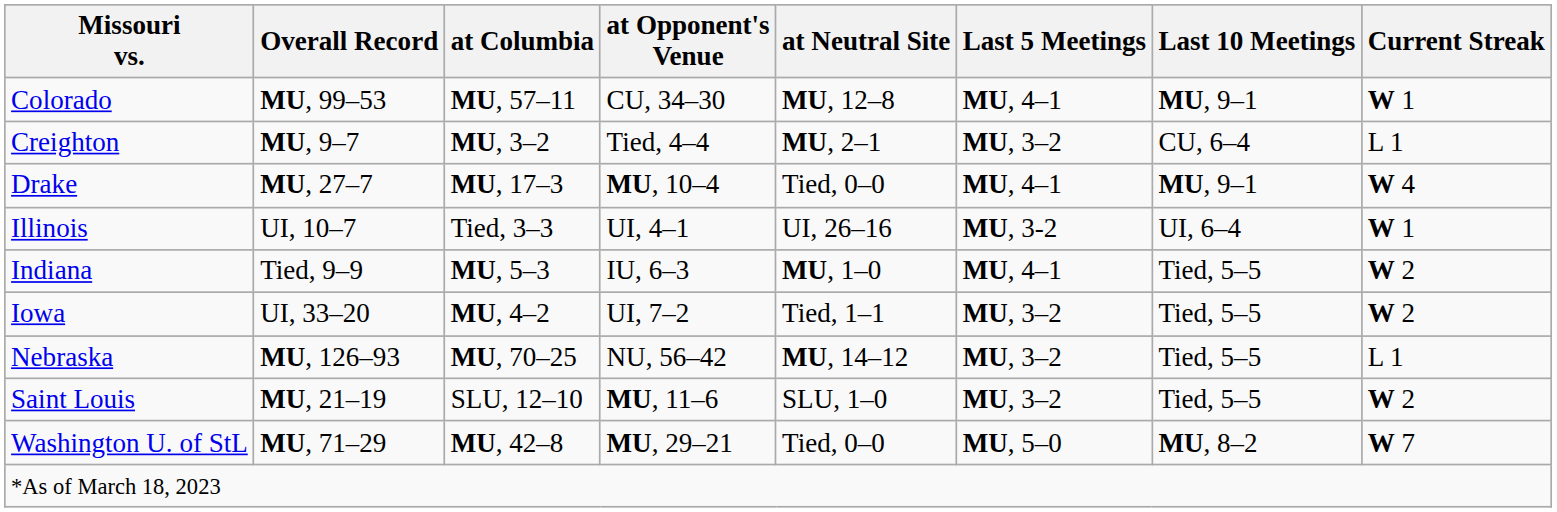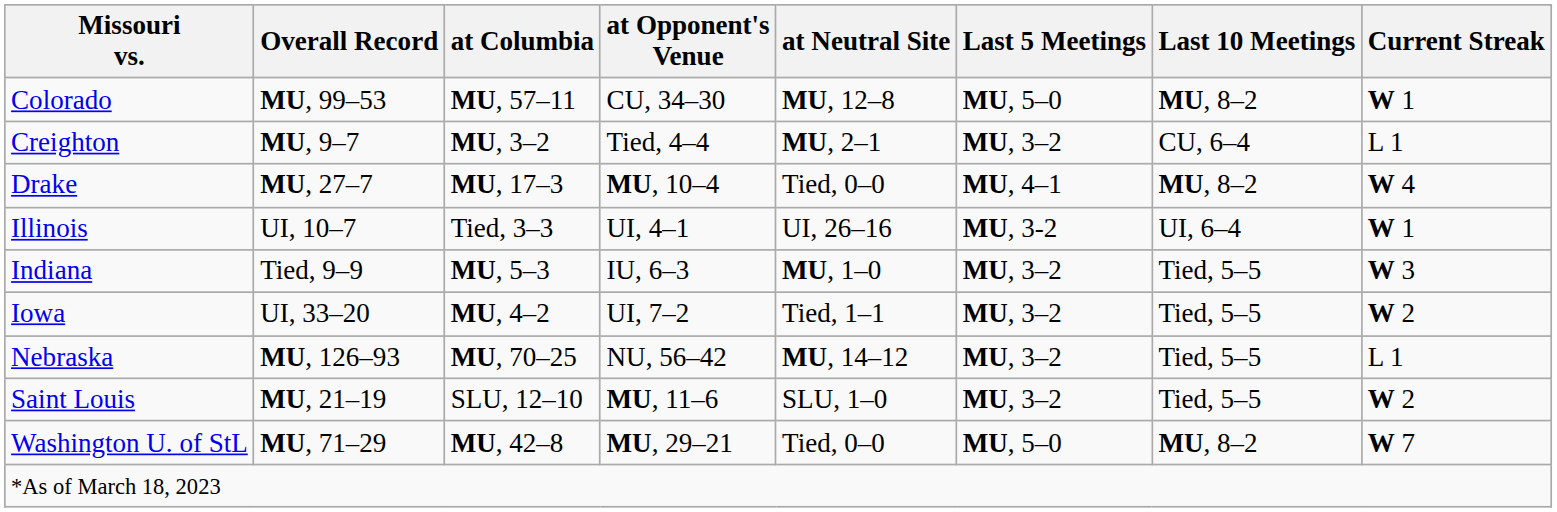(1012, 99) MU, 4–1 -> (1012, 99) MU, 5–0
(1208, 99) MU, 9–1 -> (1208, 99) MU, 8–2
(1208, 185) MU, 9–1 -> (1208, 185) MU, 8–2
(1012, 270) MU, 4–1 -> (1012, 270) MU, 3–2
(1391, 270) W 2 -> (1391, 270) W 3
